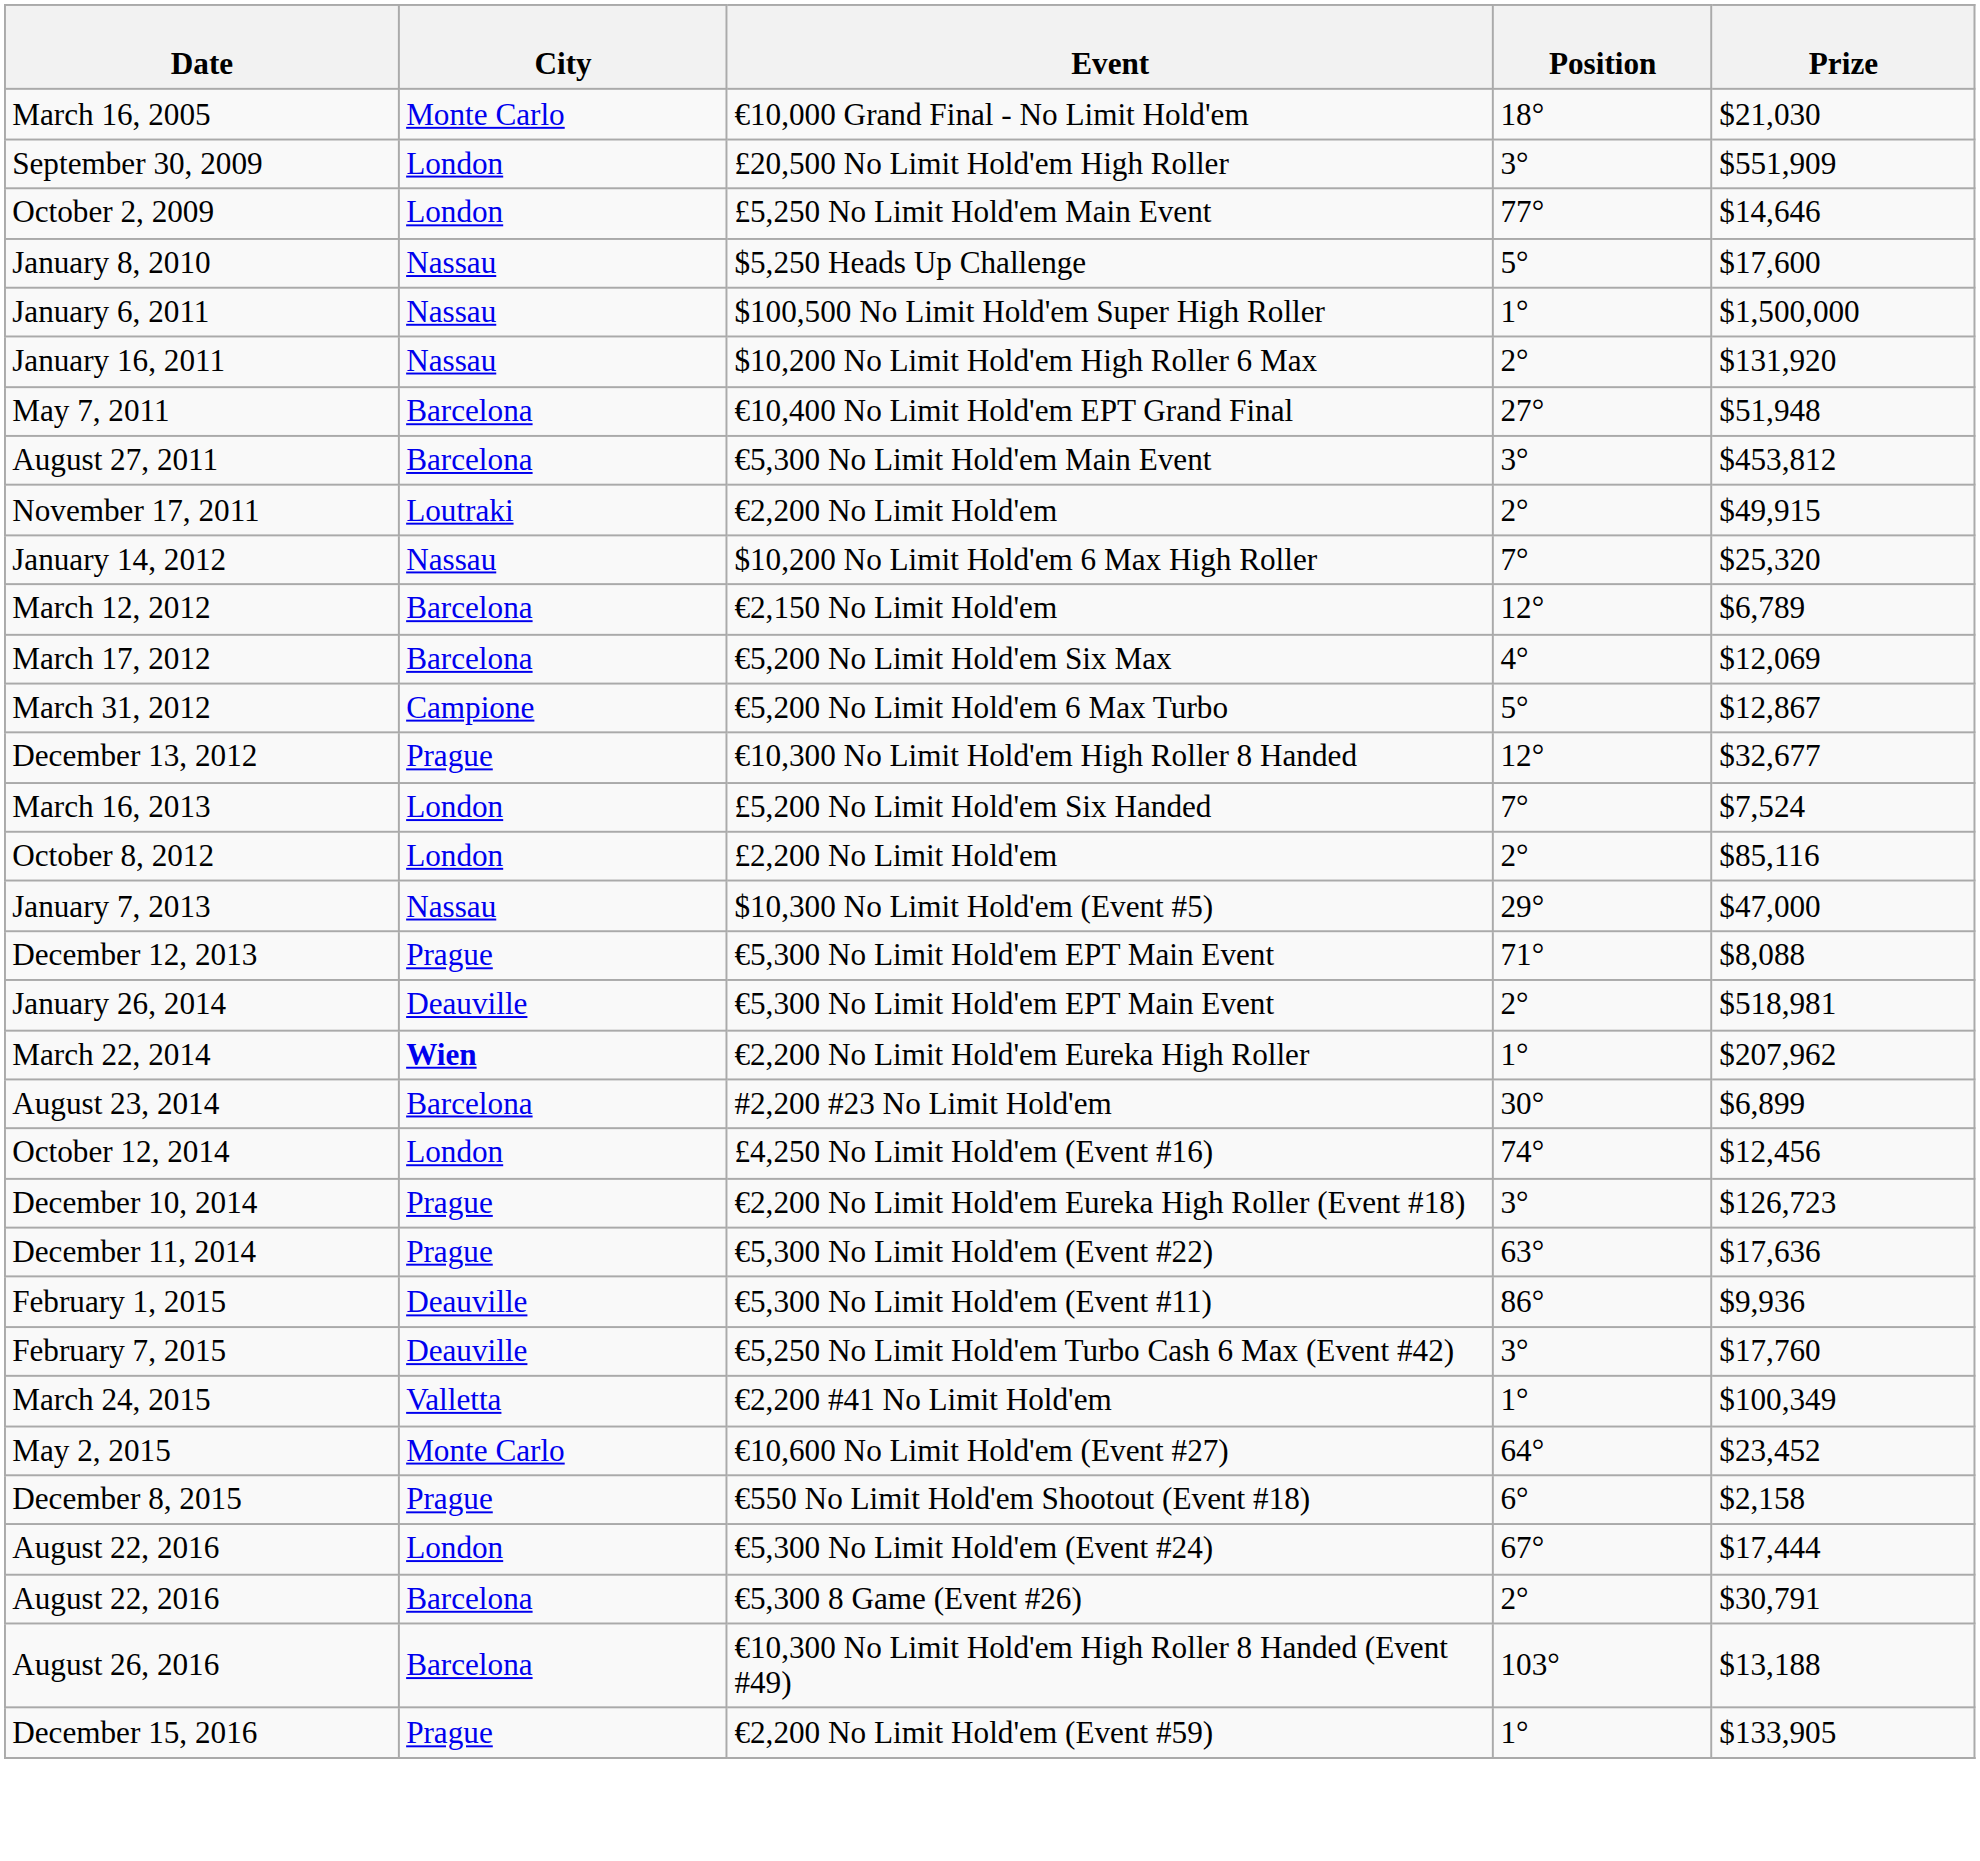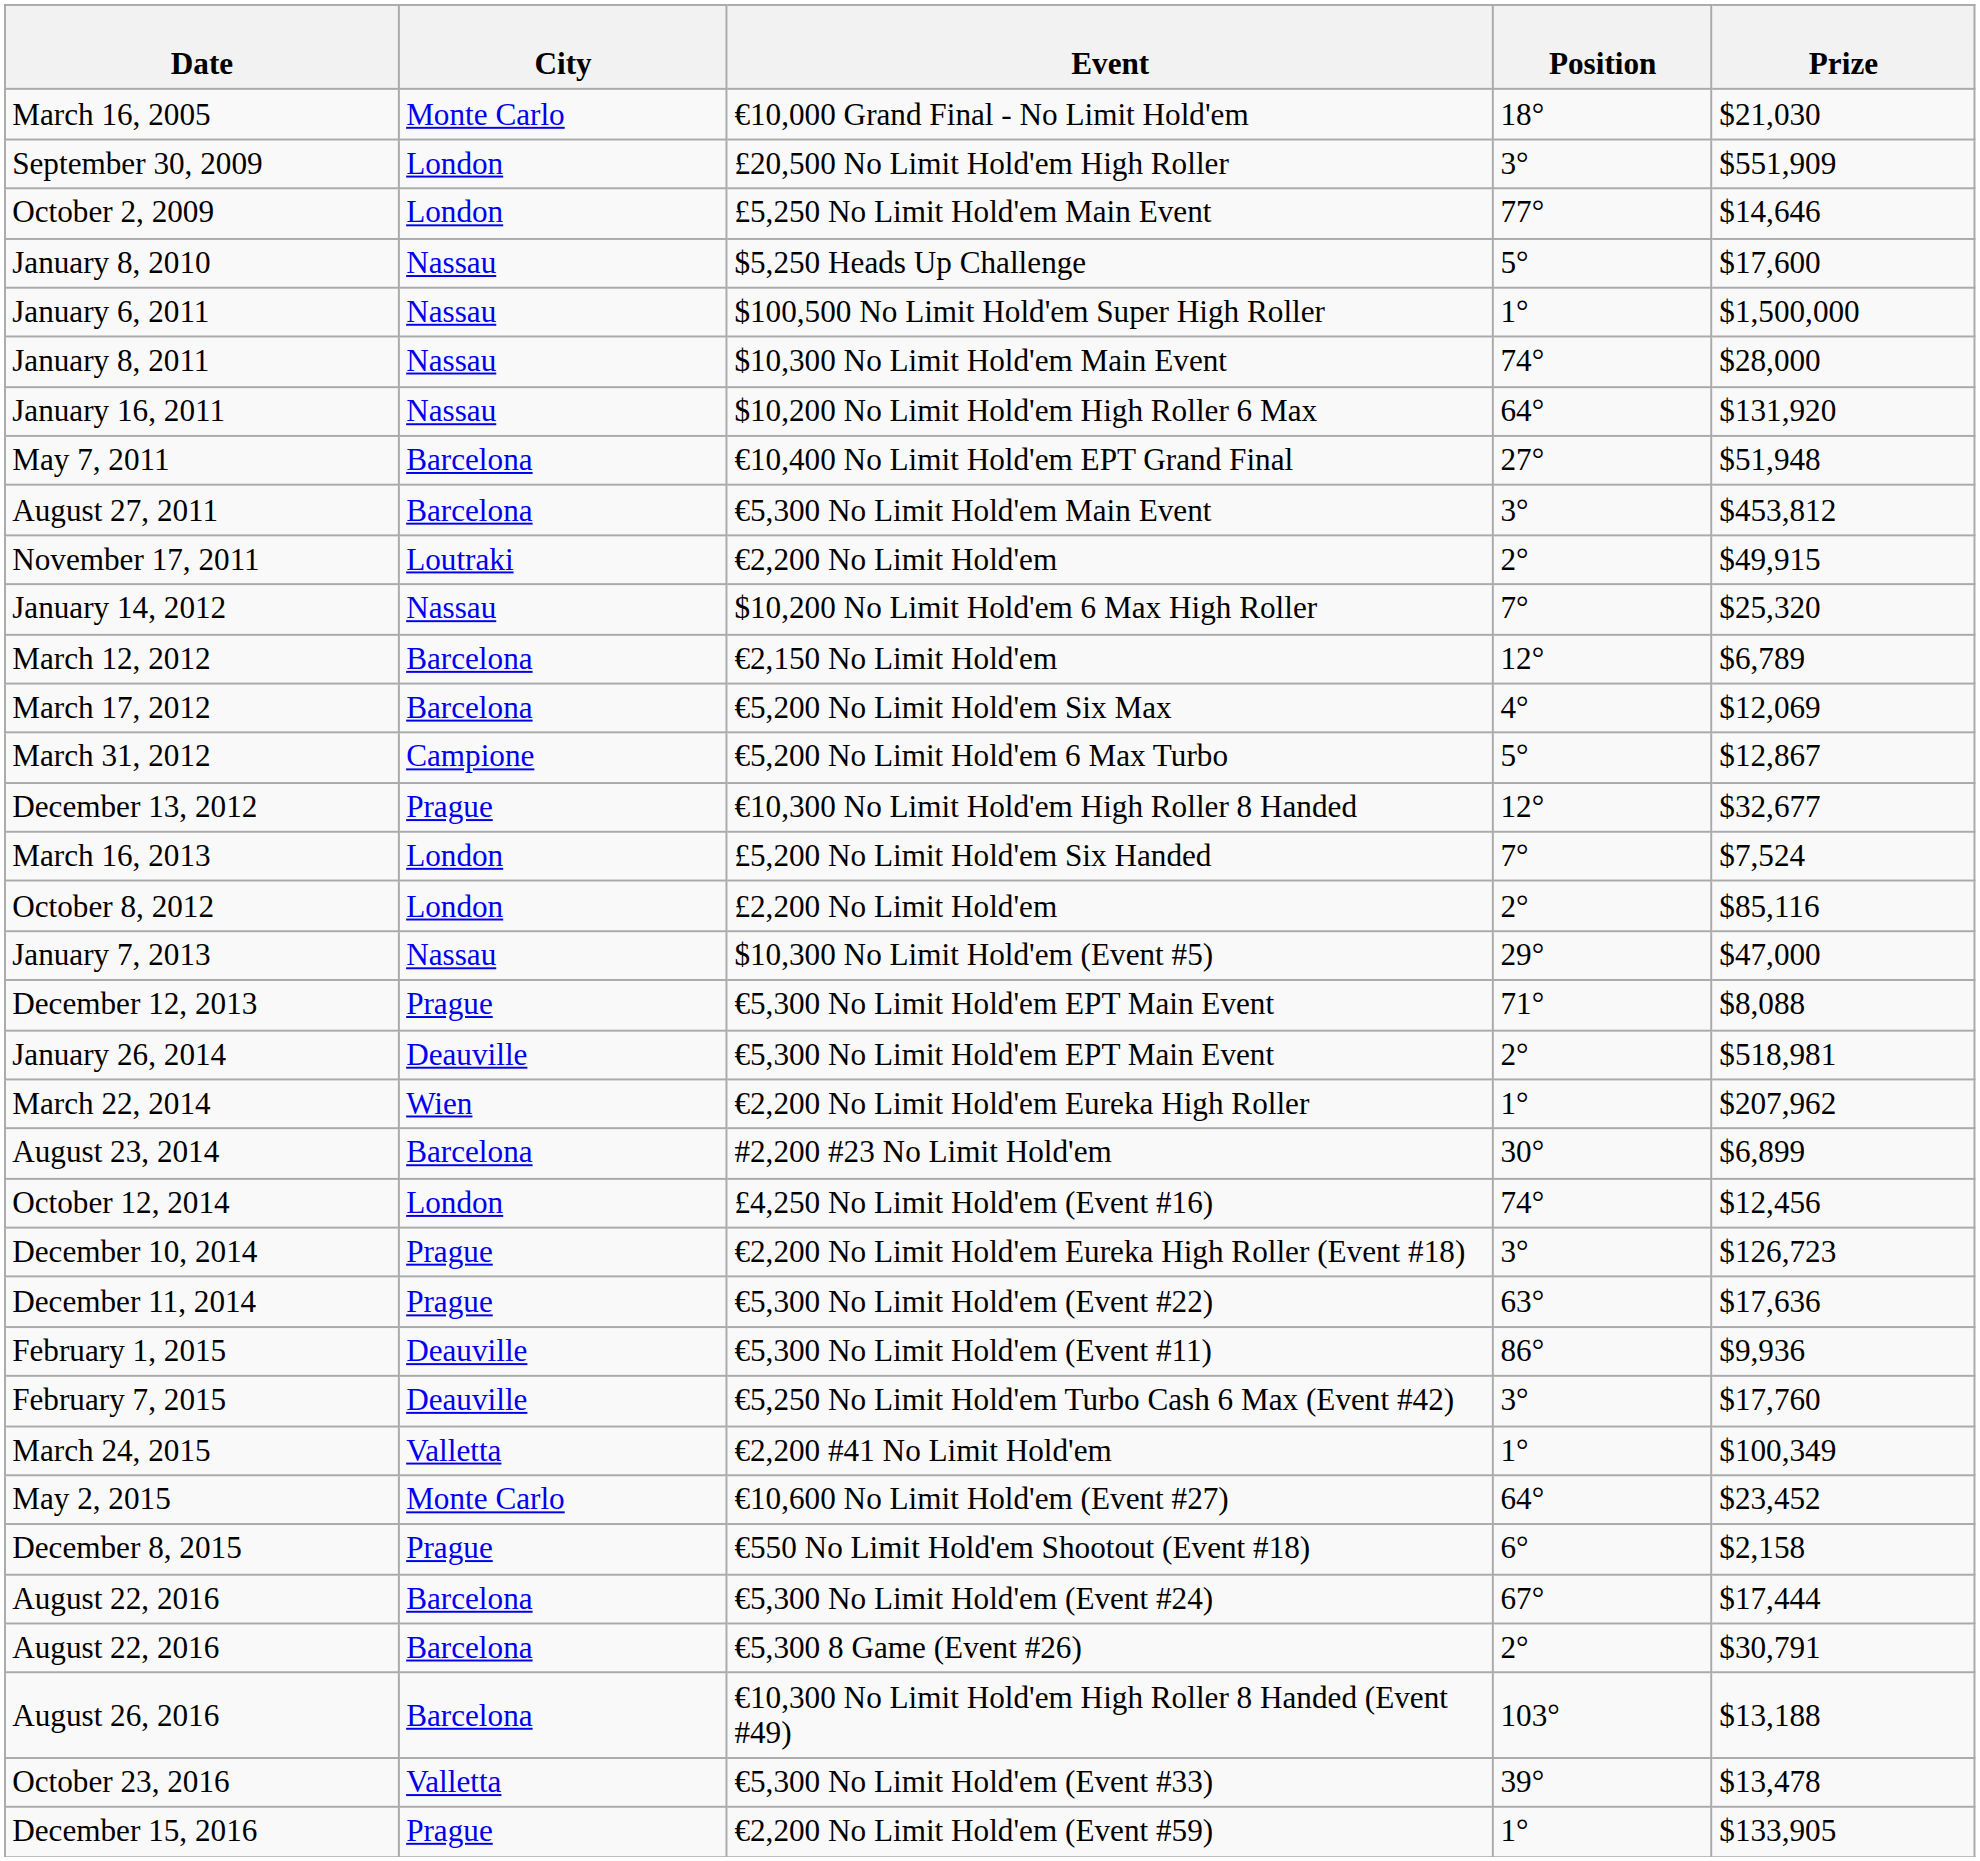+ row: (111, 361)
(1514, 361) 2° -> (1522, 410) 64°
(441, 1053) bold -> (439, 1103) normal
(455, 1548) London -> (469, 1598) Barcelona
+ row: (121, 1781)
